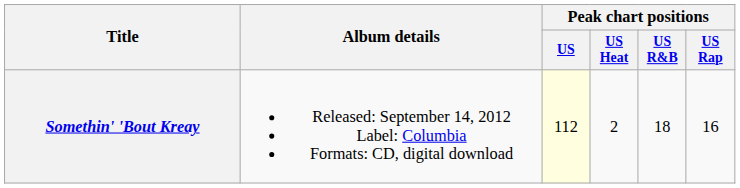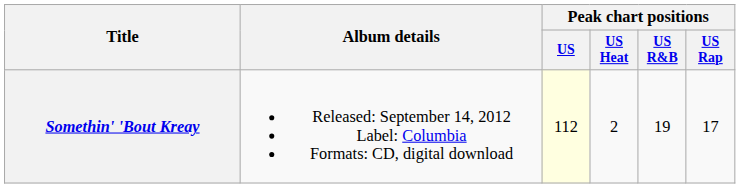(662, 126) 18 -> (662, 126) 19
(710, 126) 16 -> (710, 126) 17
